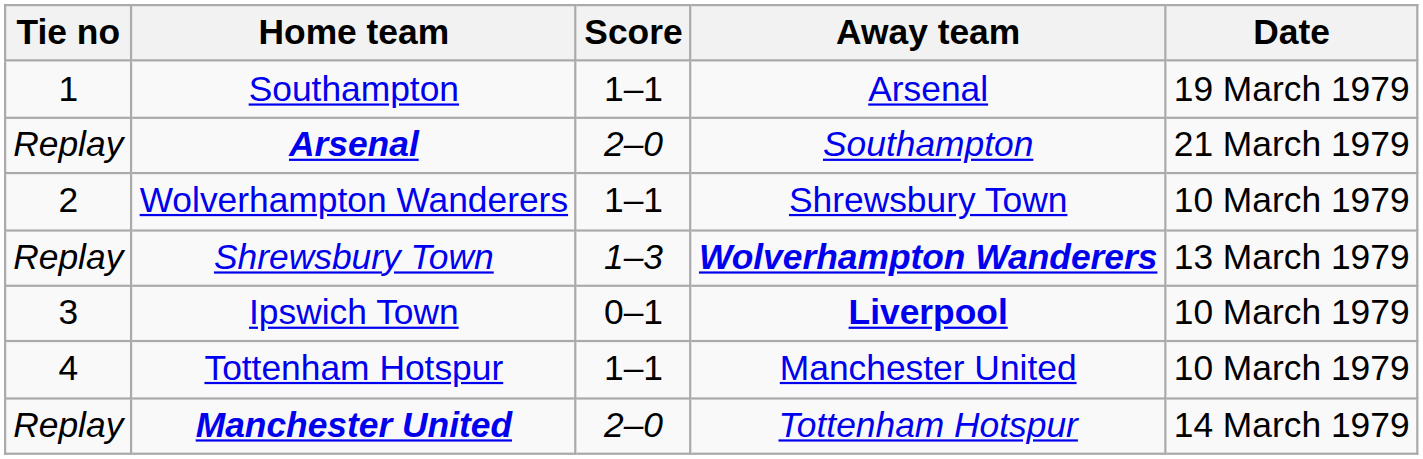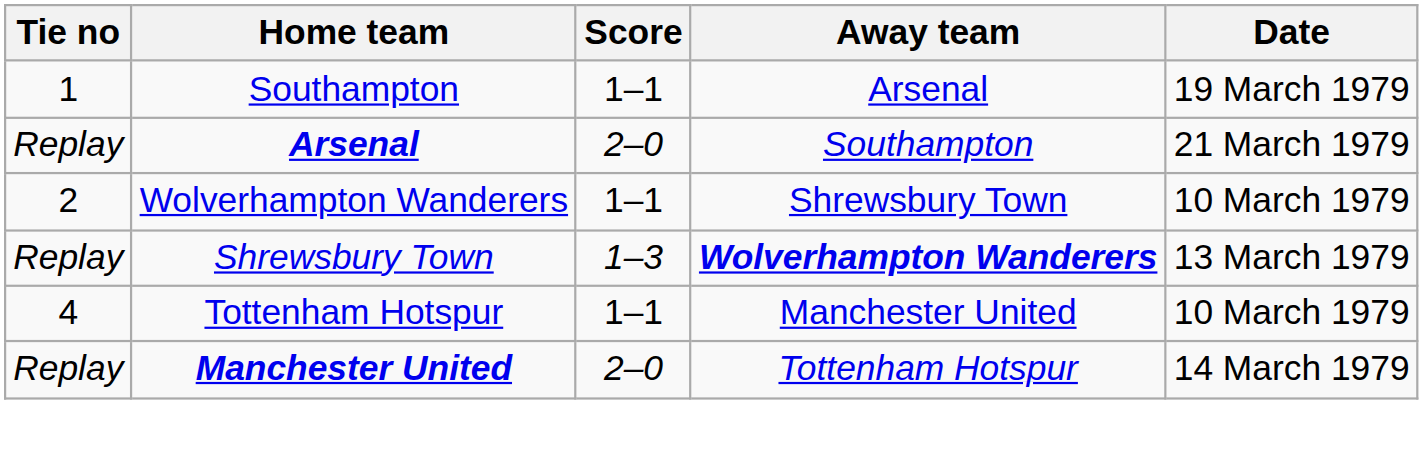- row: (354, 312)
